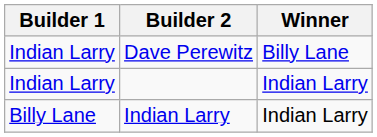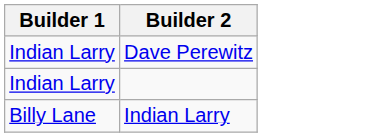- column: (315, 20)
